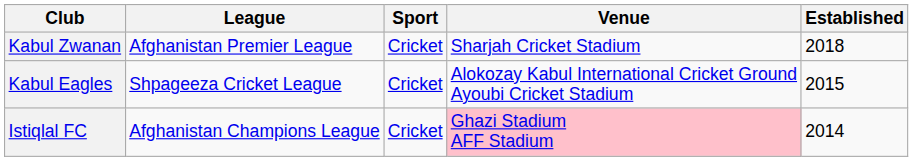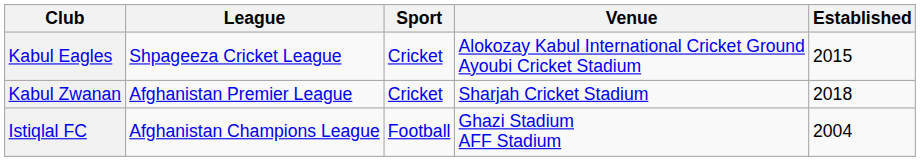rows swapped: (65, 46) <-> (60, 84)
(415, 131) Cricket -> (419, 131) Football
(508, 131) pink background -> (516, 131) no background
(825, 131) 2014 -> (833, 131) 2004
